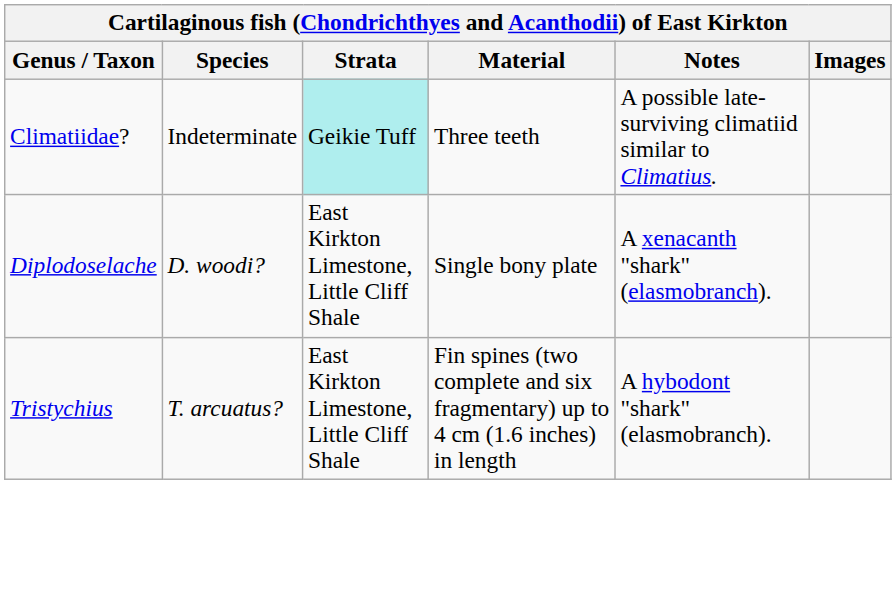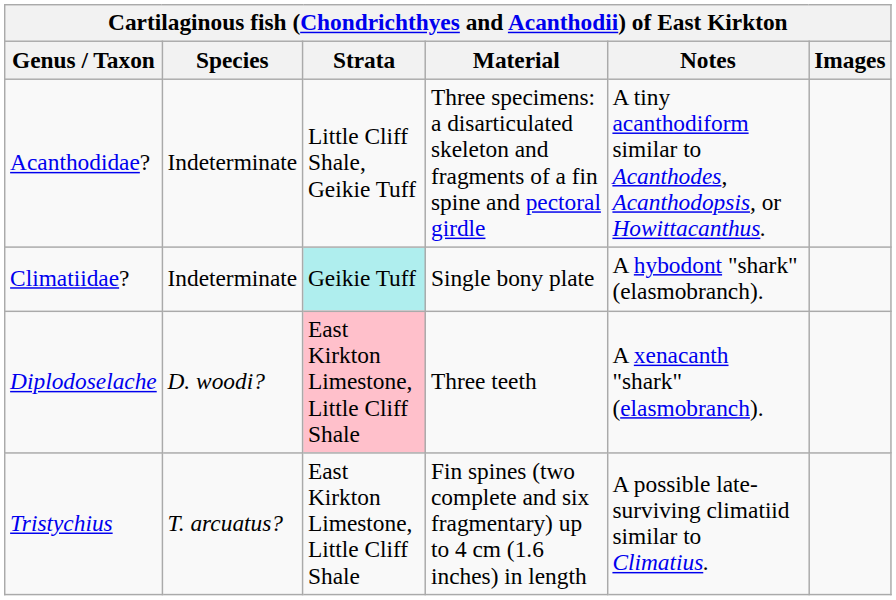+ row: (80, 162)
(487, 136) Three teeth -> (513, 278) Single bony plate
(709, 136) A possible late-surviving climatiid similar to Climatius. -> (705, 278) A hybodont "shark" (elasmobranch).
(360, 265) no background -> (360, 381) pink background
(516, 265) Single bony plate -> (484, 381) Three teeth
(696, 407) A hybodont "shark" (elasmobranch). -> (701, 523) A possible late-surviving climatiid similar to Climatius.
